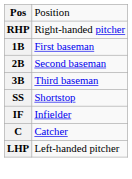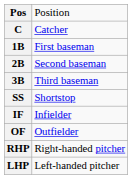rows swapped: (18, 132) <-> (18, 30)
+ row: (18, 132)
